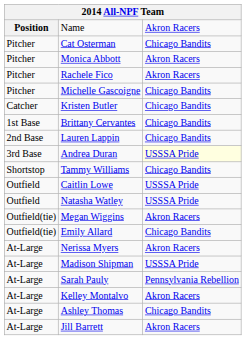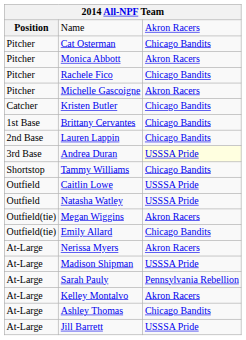(172, 75) Akron Racers -> (178, 75) Chicago Bandits
(178, 91) Chicago Bandits -> (172, 91) Akron Racers
(172, 327) Akron Racers -> (172, 327) USSSA Pride
